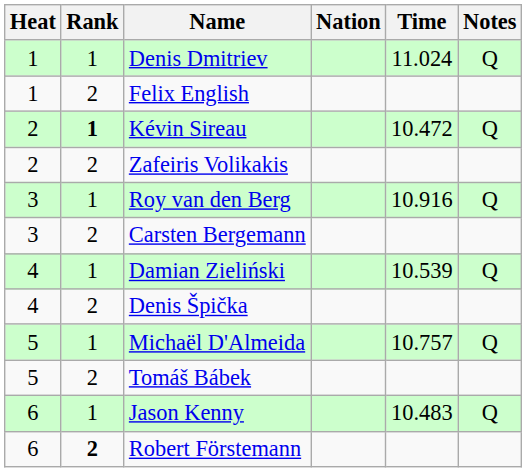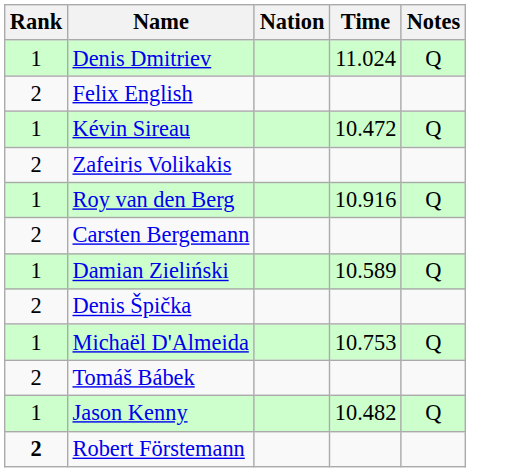- column: (33, 22)
(92, 128) bold -> (36, 128) normal
(422, 270) 10.539 -> (366, 270) 10.589
(422, 341) 10.757 -> (366, 341) 10.753
(422, 413) 10.483 -> (366, 413) 10.482
